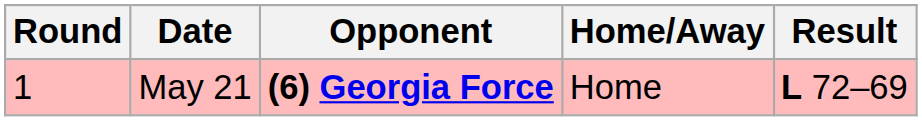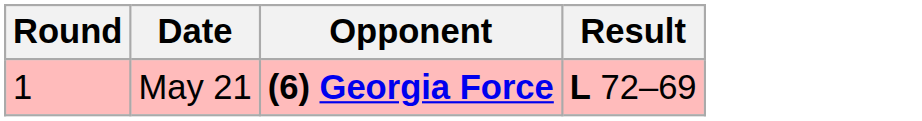- column: (667, 31)
